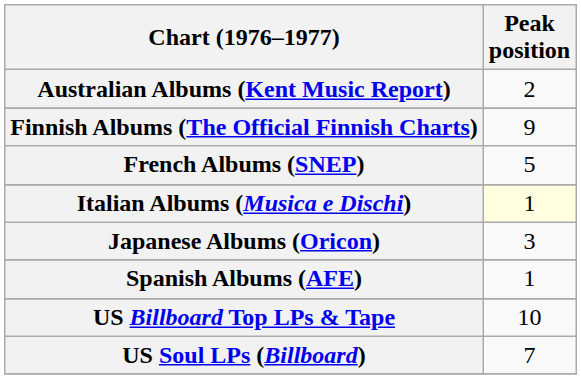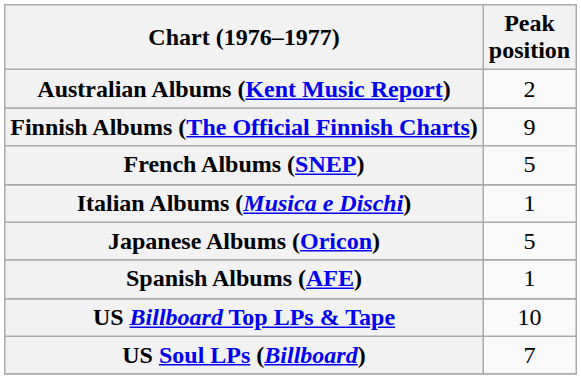(529, 202) lightyellow background -> (529, 202) no background
(529, 240) 3 -> (529, 240) 5
